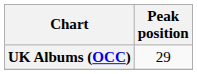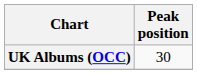(163, 57) 29 -> (163, 57) 30
